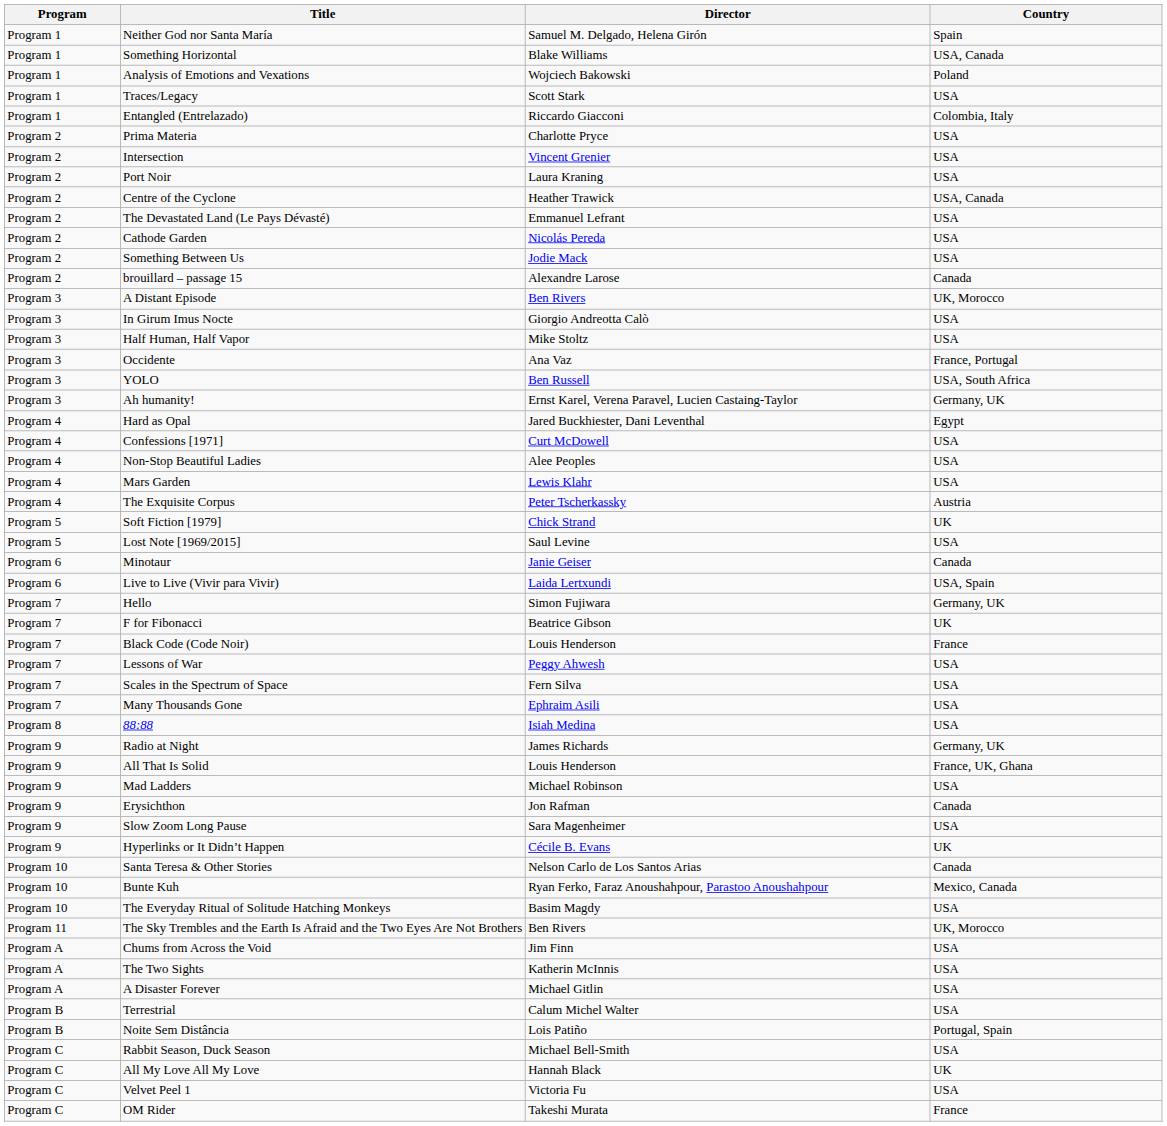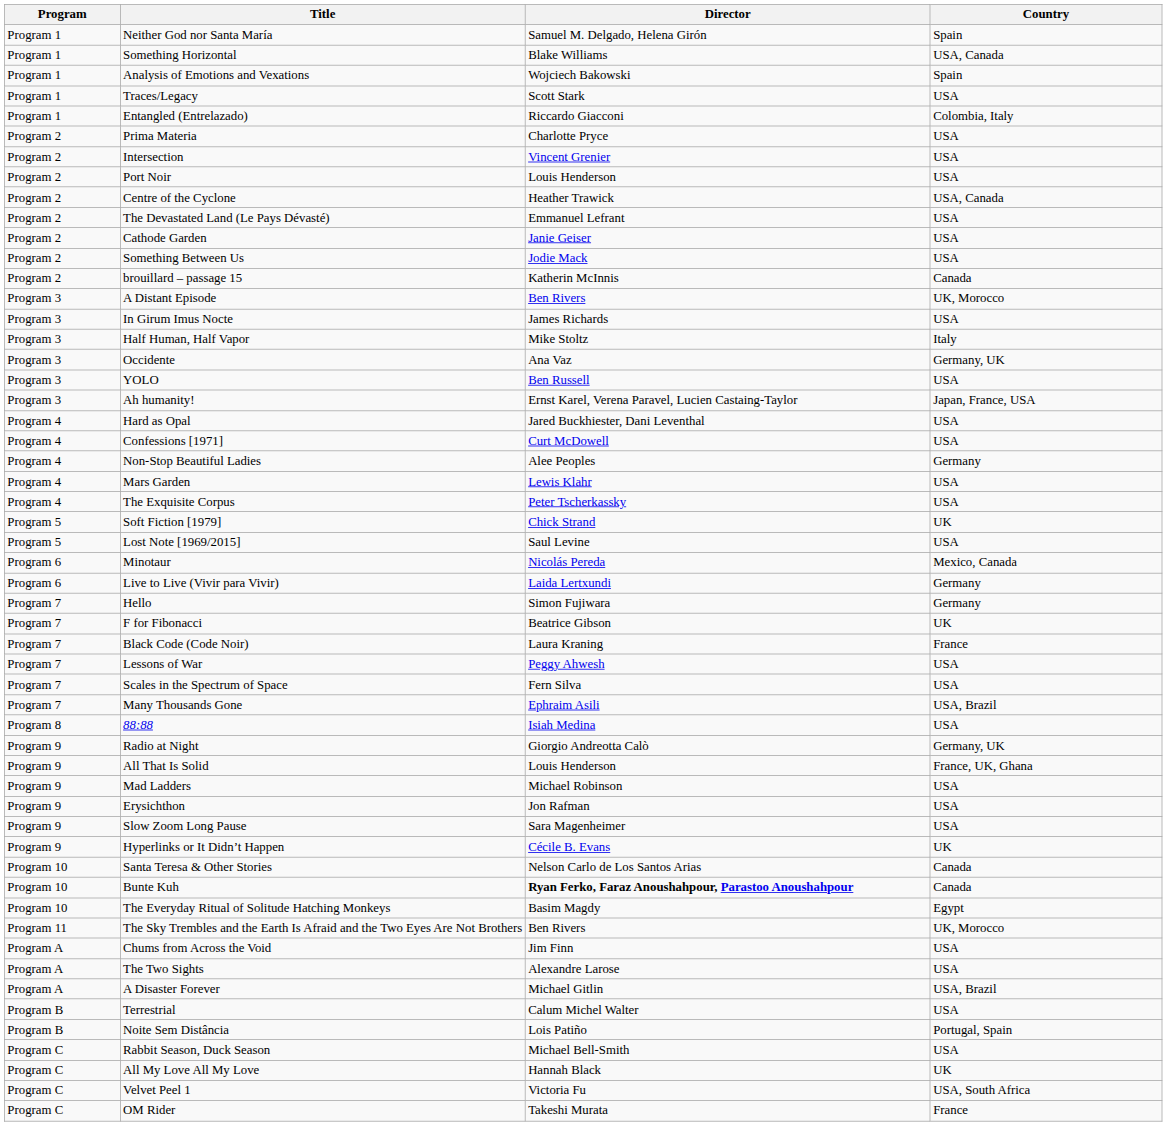(951, 75) Poland -> (948, 75) Spain
(566, 177) Laura Kraning -> (572, 177) Louis Henderson
(567, 237) Nicolás Pereda -> (560, 237) Janie Geiser
(574, 278) Alexandre Larose -> (573, 278) Katherin McInnis
(588, 319) Giorgio Andreotta Calò -> (568, 319) James Richards
(946, 339) USA -> (945, 339) Italy
(975, 359) France, Portugal -> (969, 359) Germany, UK
(982, 380) USA, South Africa -> (946, 380) USA
(969, 400) Germany, UK -> (984, 400) Japan, France, USA
(948, 420) Egypt -> (946, 420) USA
(946, 461) USA -> (957, 461) Germany
(952, 501) Austria -> (946, 501) USA
(560, 562) Janie Geiser -> (567, 562) Nicolás Pereda
(952, 562) Canada -> (975, 562) Mexico, Canada
(964, 583) USA, Spain -> (957, 583) Germany
(969, 603) Germany, UK -> (957, 603) Germany
(572, 643) Louis Henderson -> (566, 643) Laura Kraning
(946, 704) USA -> (965, 704) USA, Brazil
(568, 745) James Richards -> (588, 745) Giorgio Andreotta Calò
(952, 806) Canada -> (946, 806) USA
(678, 887) normal -> (691, 887) bold
(975, 887) Mexico, Canada -> (952, 887) Canada
(946, 907) USA -> (948, 907) Egypt
(573, 968) Katherin McInnis -> (574, 968) Alexandre Larose
(946, 989) USA -> (965, 989) USA, Brazil
(946, 1090) USA -> (982, 1090) USA, South Africa
